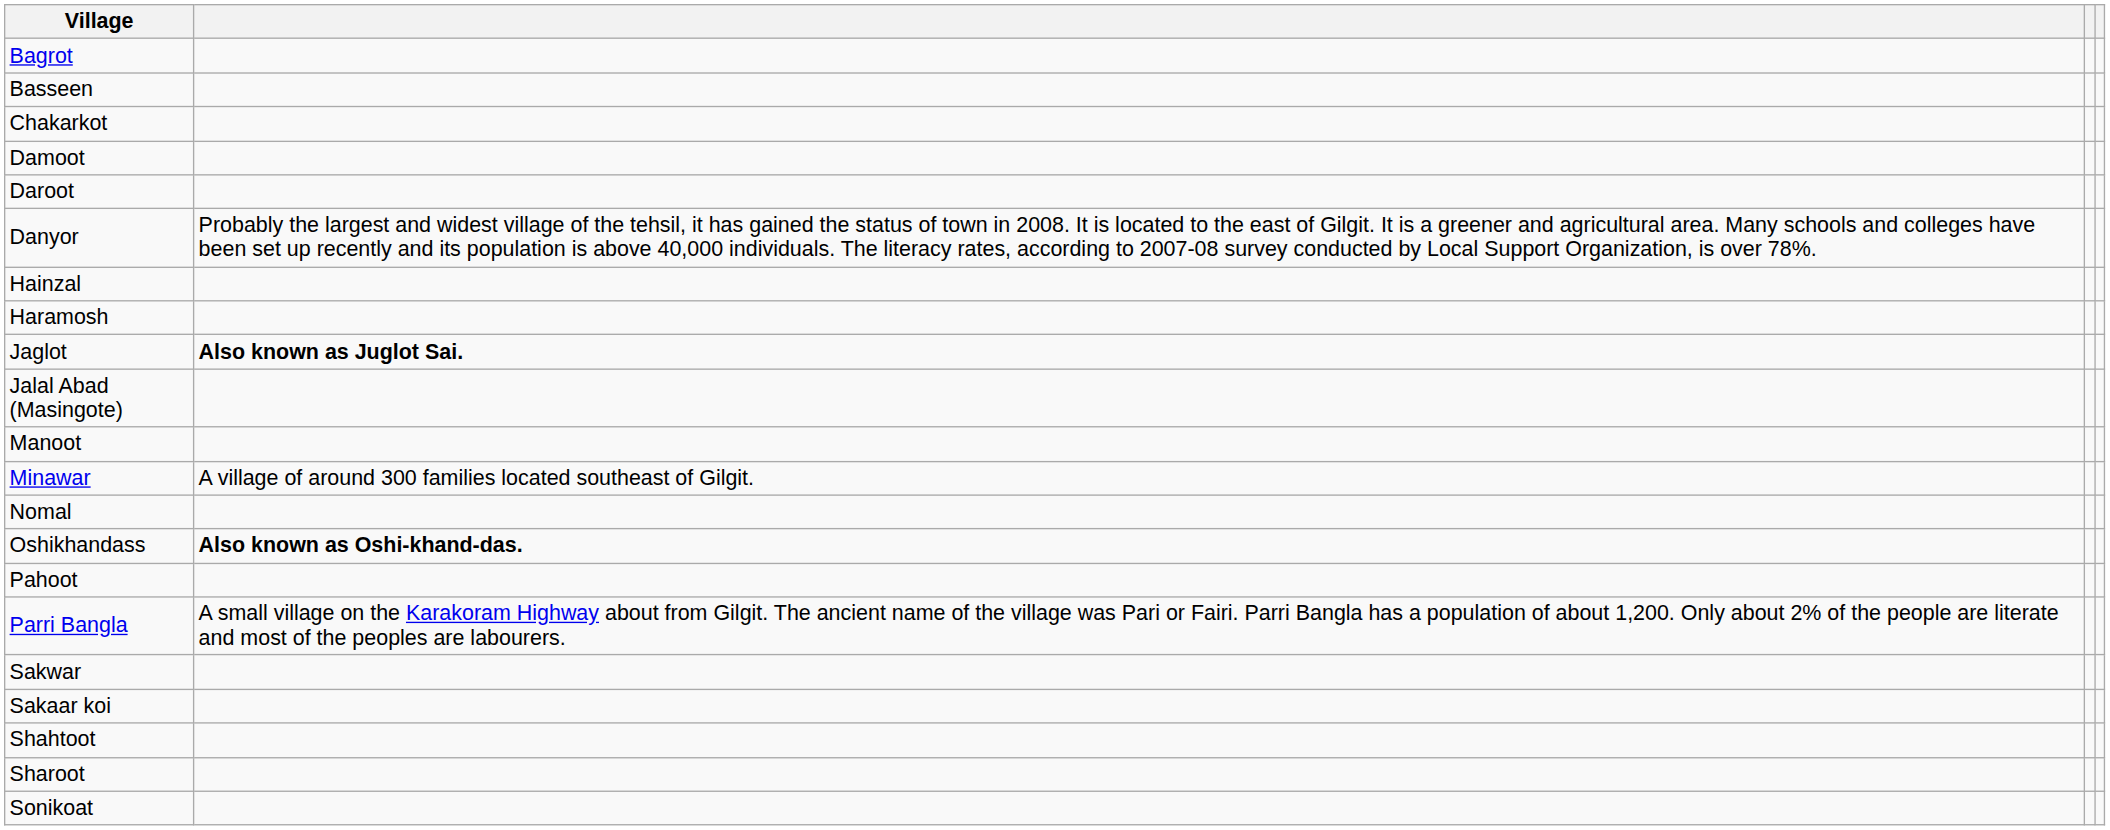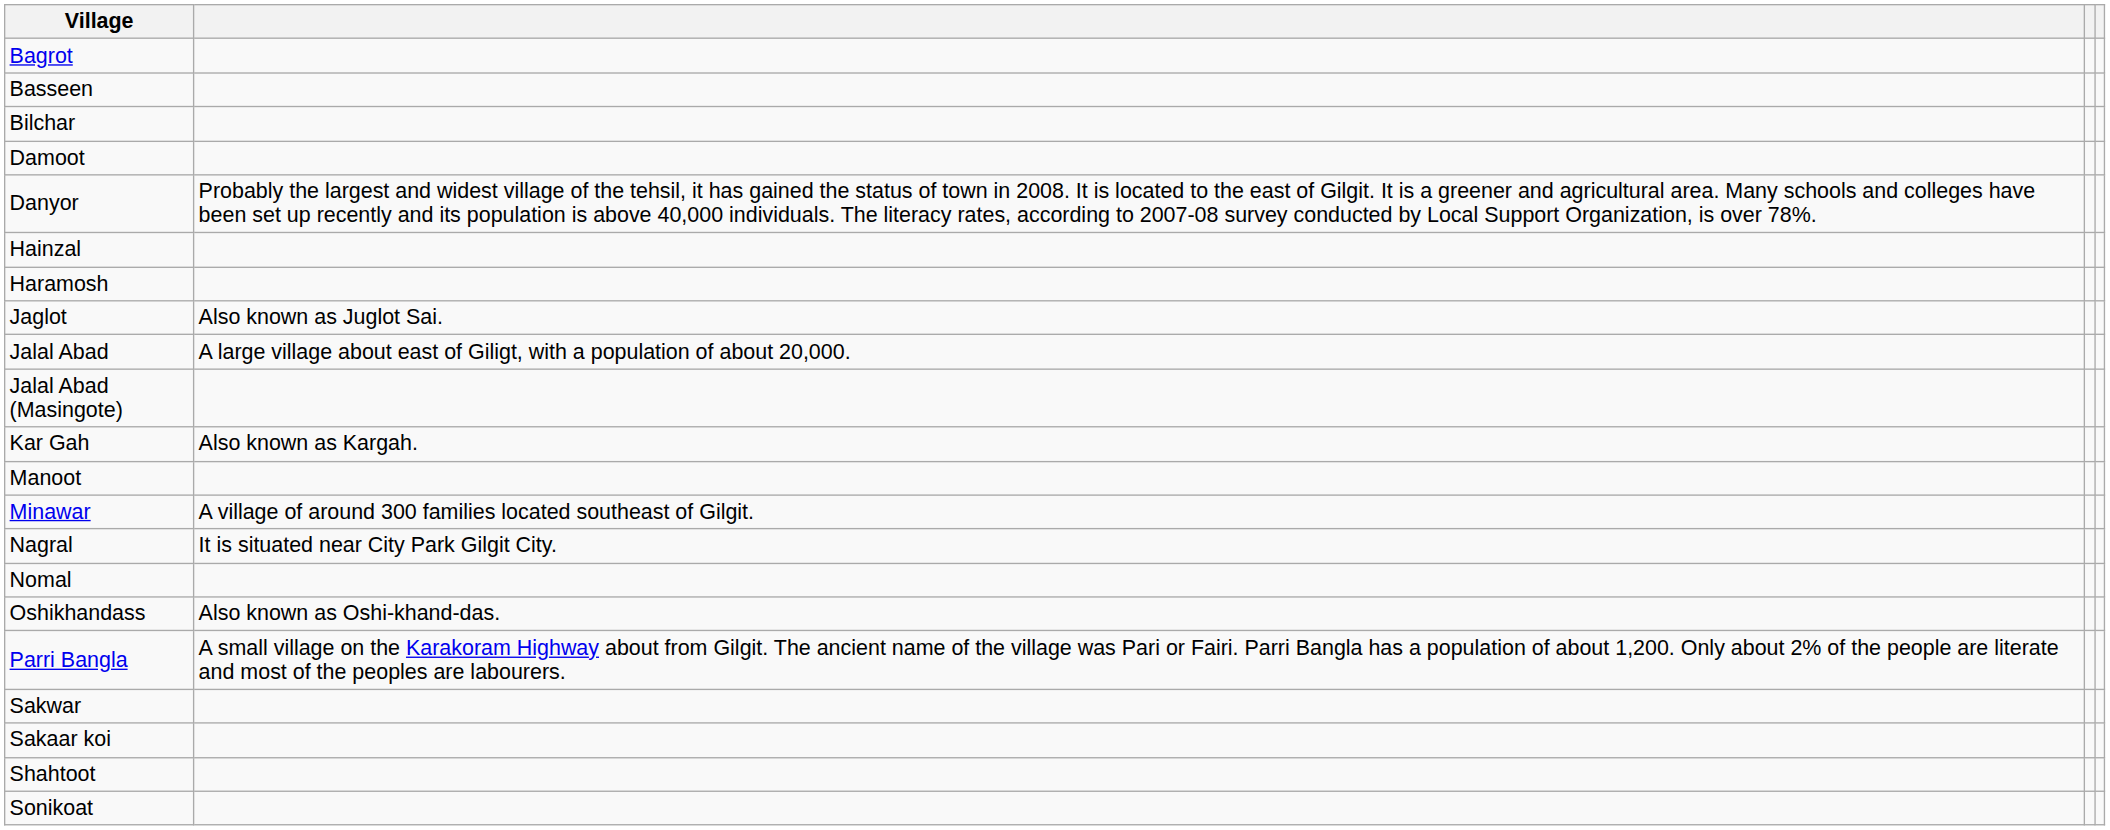+ row: (42, 123)
- row: (58, 123)
- row: (42, 191)
(331, 351) bold -> (321, 317) normal
+ row: (59, 351)
+ row: (50, 443)
+ row: (41, 545)
(361, 545) bold -> (349, 613) normal
- row: (44, 579)
- row: (47, 773)
